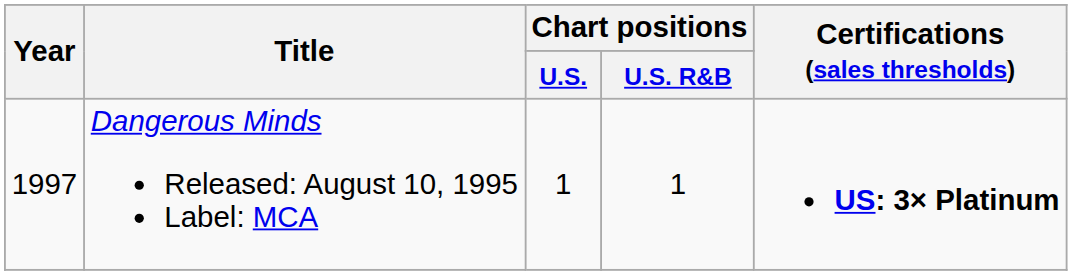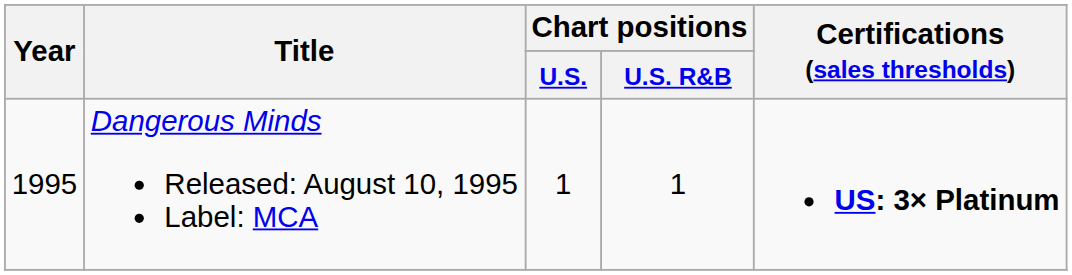(44, 183) 1997 -> (44, 183) 1995
